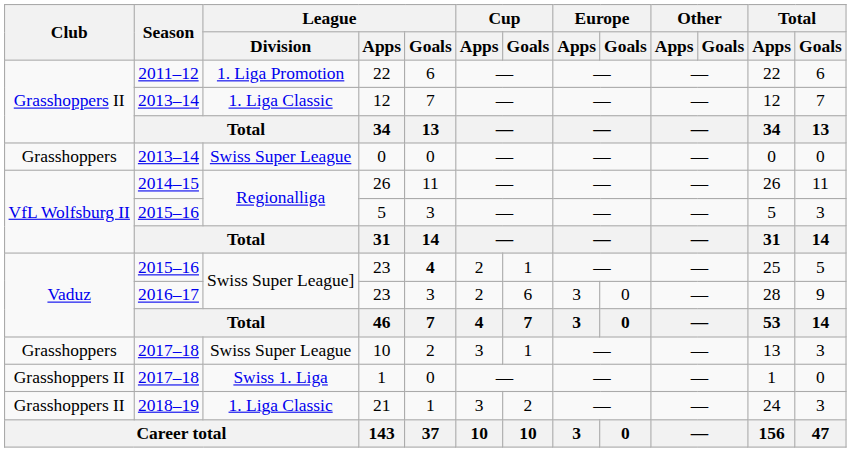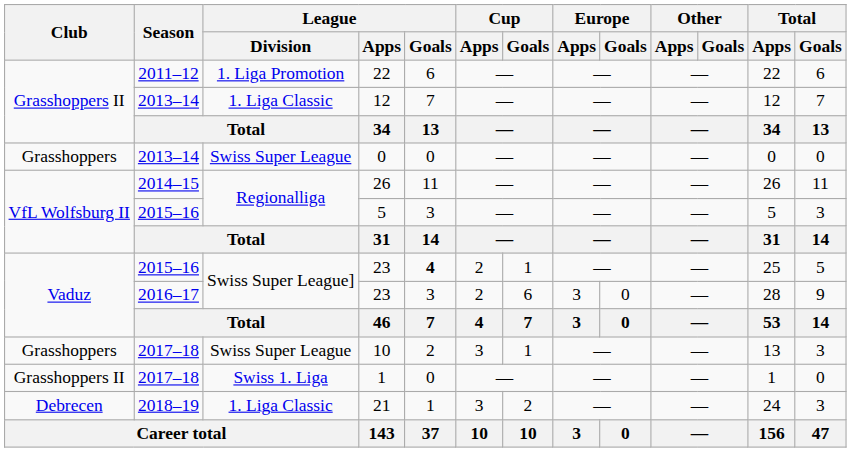(69, 405) Grasshoppers II -> (69, 405) Debrecen
